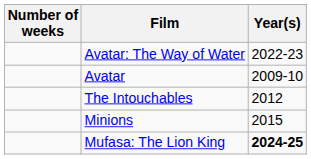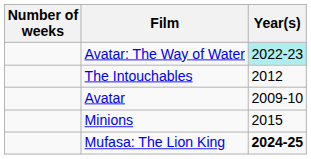(277, 53) no background -> (277, 53) paleturquoise background
rows swapped: (139, 98) <-> (105, 76)
